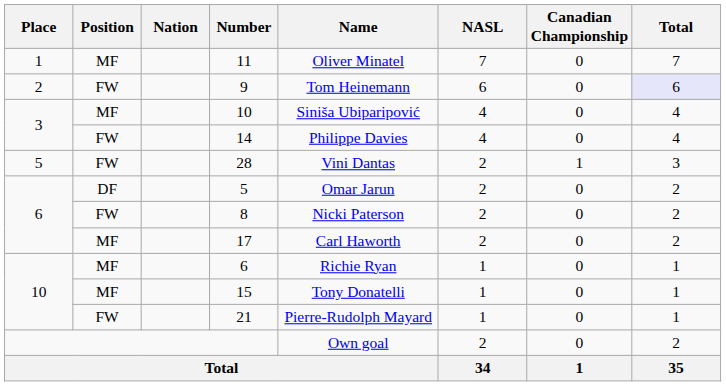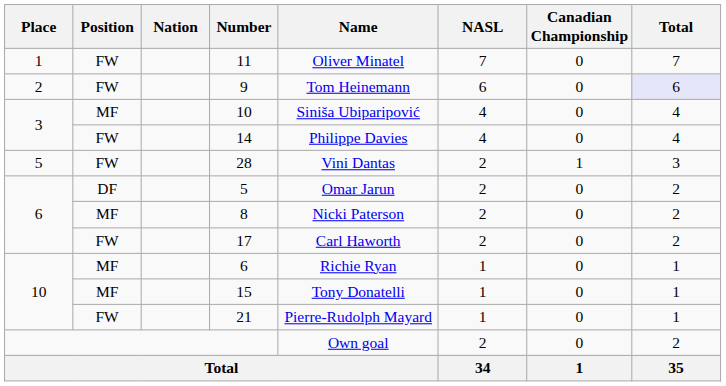(107, 61) MF -> (107, 61) FW
(107, 214) FW -> (107, 214) MF
(107, 240) MF -> (107, 240) FW
